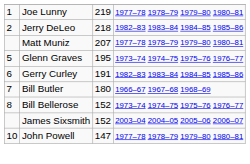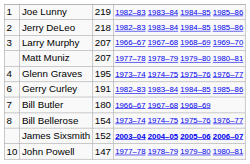(179, 12) 1977–78 1978–79 1979–80 1980–81 -> (179, 12) 1982–83 1983–84 1984–85 1985–86
+ row: (51, 43)
(9, 58) 5 -> (9, 74) 4
(103, 105) 152 -> (103, 120) 154
(179, 120) normal -> (179, 136) bold
